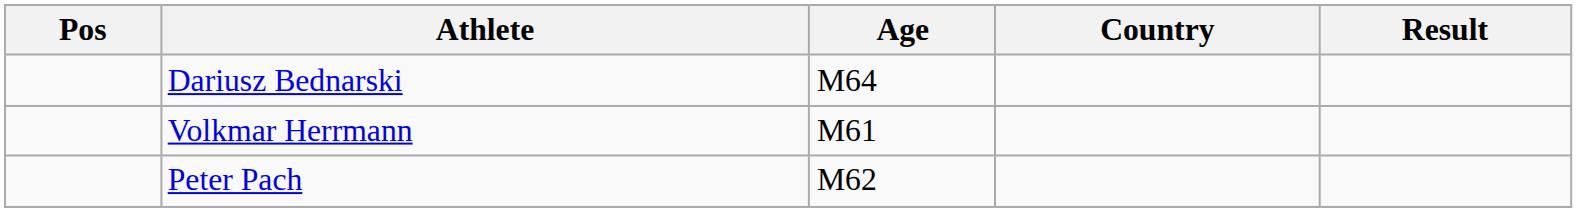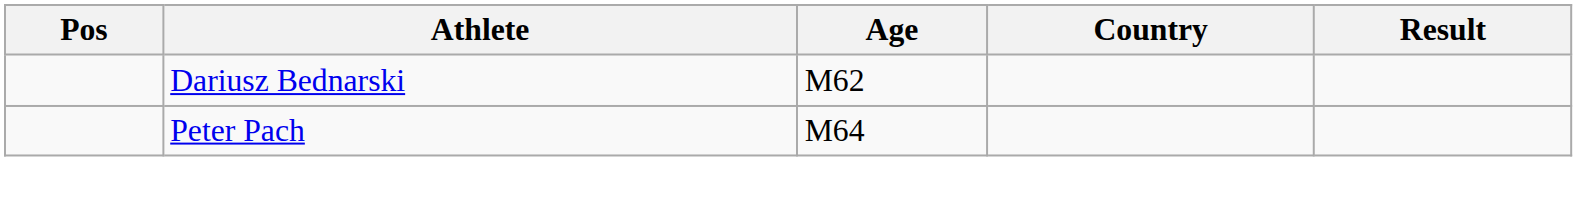(847, 79) M64 -> (835, 79) M62
- row: (290, 130)
(847, 180) M62 -> (835, 130) M64
